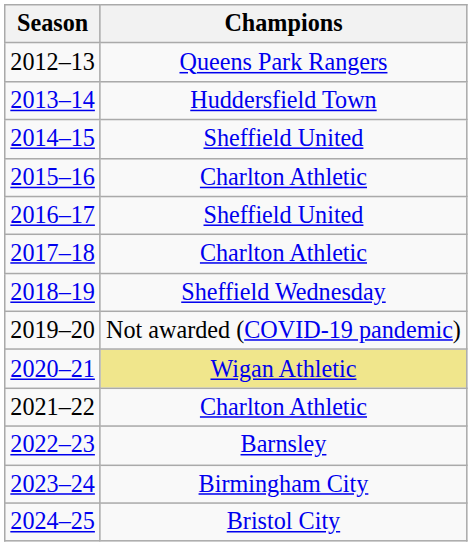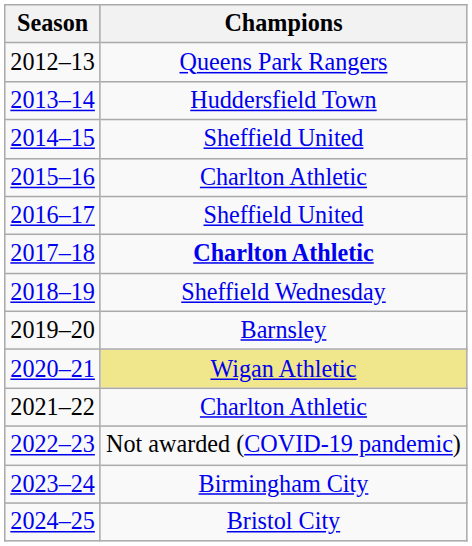(283, 253) normal -> (283, 253) bold
(283, 330) Not awarded (COVID-19 pandemic) -> (283, 330) Barnsley
(283, 445) Barnsley -> (283, 445) Not awarded (COVID-19 pandemic)
